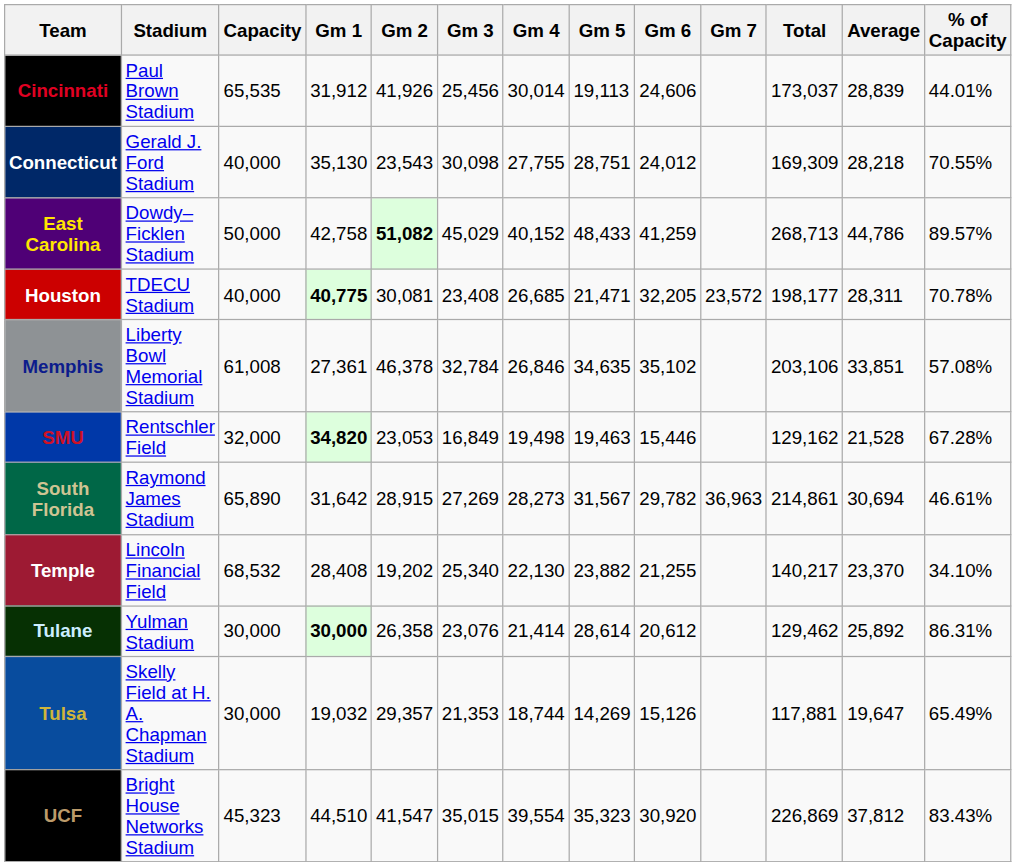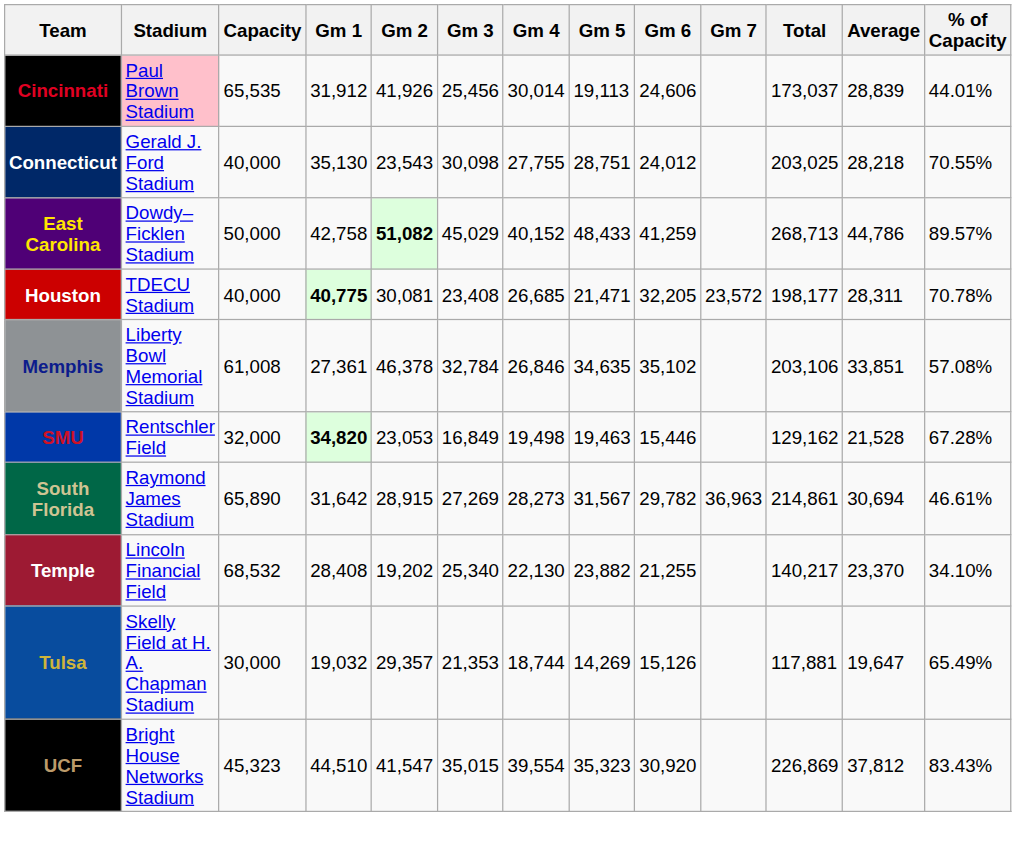(160, 91) no background -> (160, 91) pink background
(805, 162) 169,309 -> (805, 162) 203,025
- row: (63, 631)
